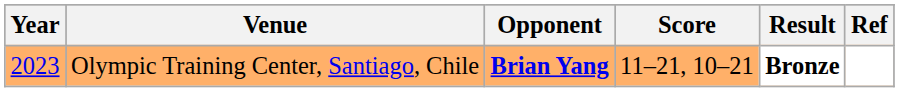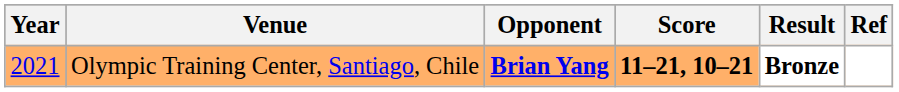(35, 65) 2023 -> (35, 65) 2021
(687, 65) normal -> (687, 65) bold
